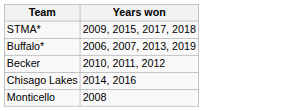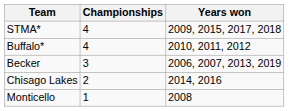+ column: (123, 13)
(139, 47) 2006, 2007, 2013, 2019 -> (209, 47) 2010, 2011, 2012
(124, 64) 2010, 2011, 2012 -> (225, 64) 2006, 2007, 2013, 2019
